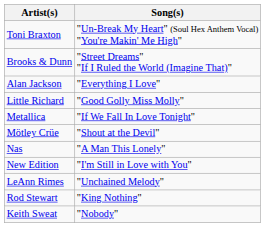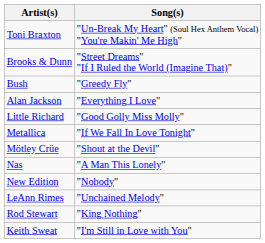+ row: (17, 84)
(134, 165) "I'm Still in Love with You" -> (98, 181) "Nobody"
(98, 214) "Nobody" -> (134, 230) "I'm Still in Love with You"
